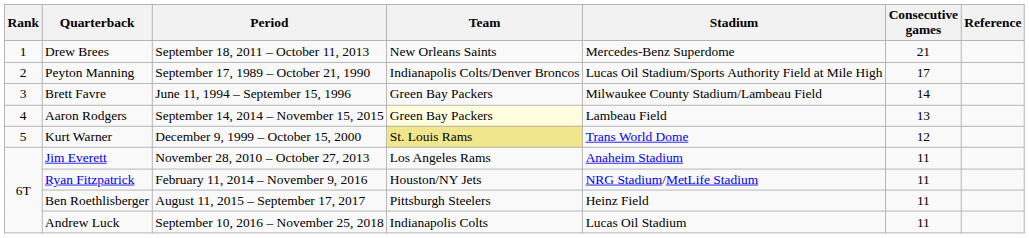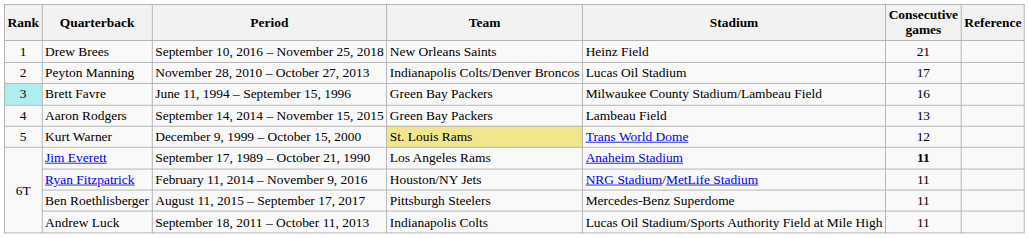(262, 51) September 18, 2011 – October 11, 2013 -> (269, 51) September 10, 2016 – November 25, 2018
(660, 51) Mercedes-Benz Superdome -> (617, 51) Heinz Field
(263, 72) September 17, 1989 – October 21, 1990 -> (262, 72) November 28, 2010 – October 27, 2013
(734, 72) Lucas Oil Stadium/Sports Authority Field at Mile High -> (636, 72) Lucas Oil Stadium
(23, 94) no background -> (23, 94) paleturquoise background
(923, 94) 14 -> (923, 94) 16
(441, 115) lightyellow background -> (441, 115) no background
(262, 158) November 28, 2010 – October 27, 2013 -> (263, 158) September 17, 1989 – October 21, 1990
(923, 158) normal -> (923, 158) bold
(617, 200) Heinz Field -> (660, 200) Mercedes-Benz Superdome
(269, 222) September 10, 2016 – November 25, 2018 -> (262, 222) September 18, 2011 – October 11, 2013
(636, 222) Lucas Oil Stadium -> (734, 222) Lucas Oil Stadium/Sports Authority Field at Mile High
